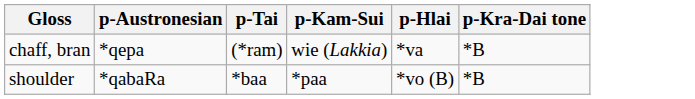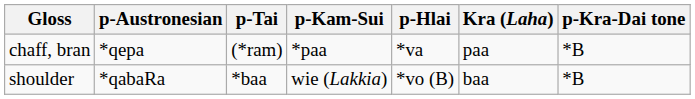+ column: (508, 19)
(339, 49) wie (Lakkia) -> (309, 49) *paa
(309, 79) *paa -> (339, 79) wie (Lakkia)
